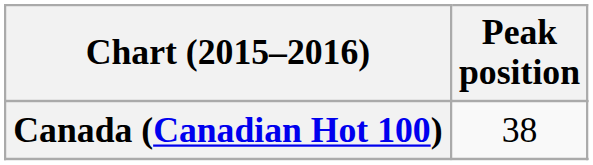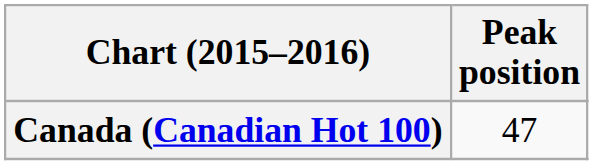(520, 129) 38 -> (520, 129) 47
